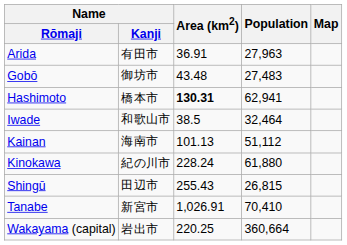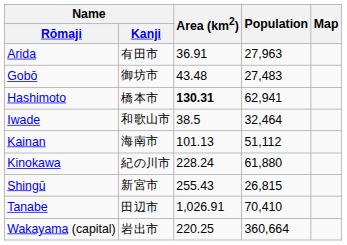(140, 185) 田辺市 -> (140, 185) 新宮市
(140, 207) 新宮市 -> (140, 207) 田辺市
